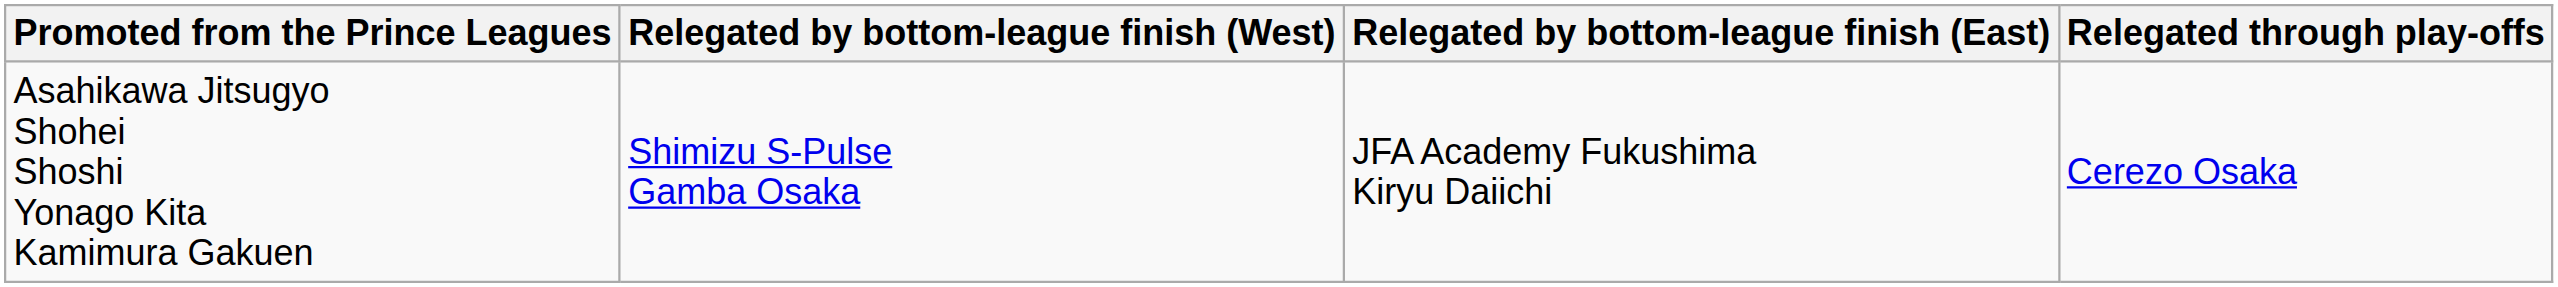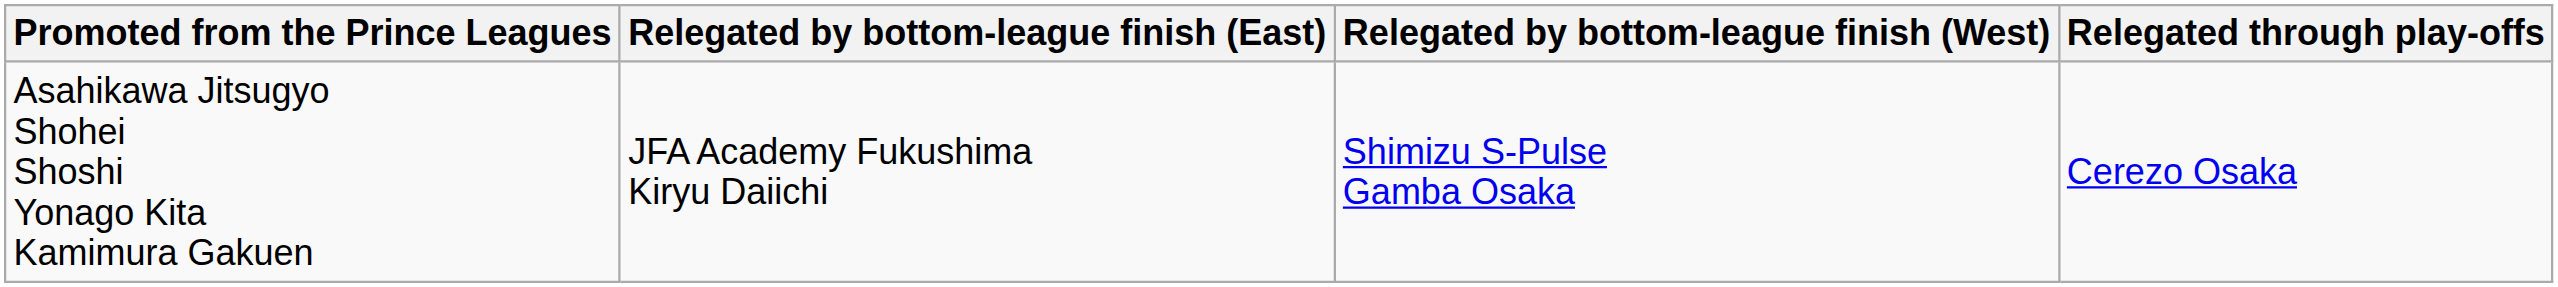columns swapped: (1701, 33) <-> (982, 33)
